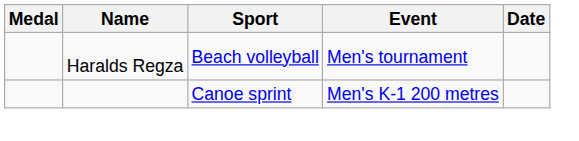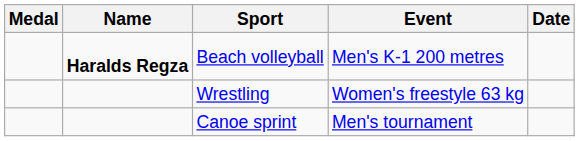(125, 66) normal -> (128, 66) bold
(397, 56) Men's tournament -> (418, 56) Men's K-1 200 metres
+ row: (233, 94)
(413, 94) Men's K-1 200 metres -> (402, 122) Men's tournament
